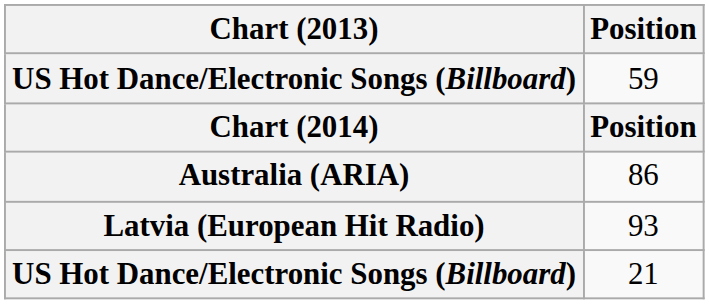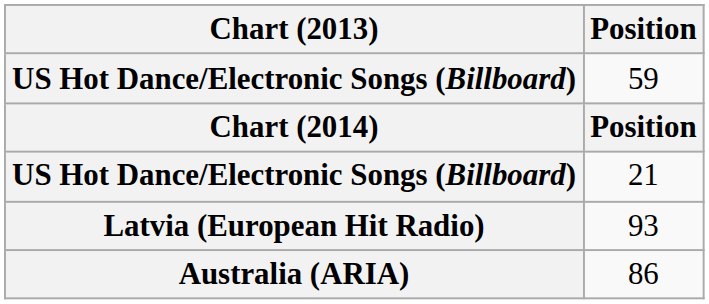rows swapped: (643, 175) <-> (643, 273)
